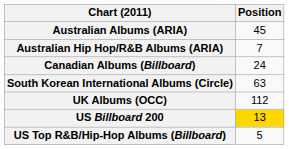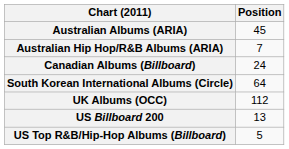(260, 83) 63 -> (260, 83) 64
(260, 118) gold background -> (260, 118) no background
